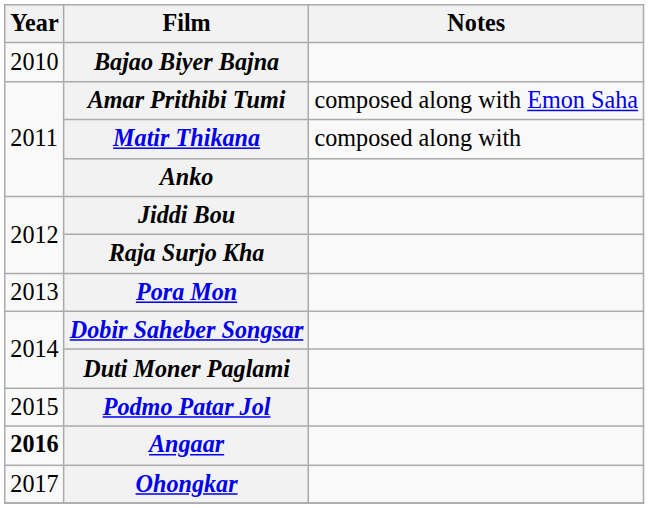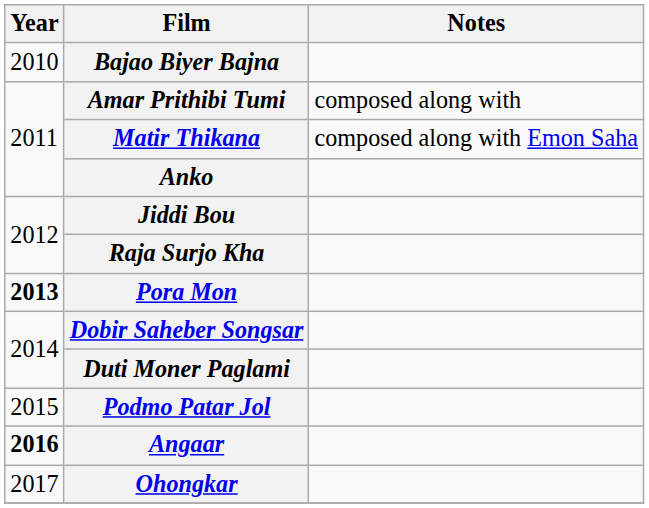(476, 100) composed along with Emon Saha -> (418, 100) composed along with
(418, 138) composed along with -> (476, 138) composed along with Emon Saha
(34, 291) normal -> (34, 291) bold
